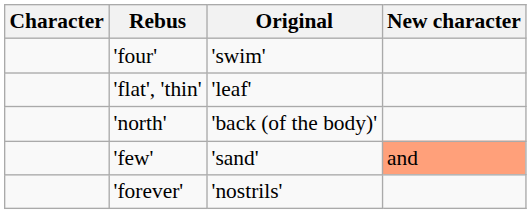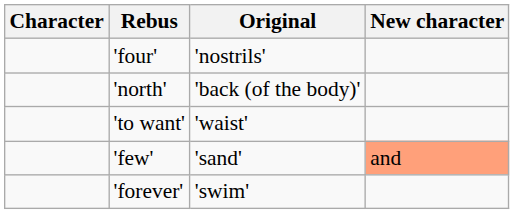(239, 55) 'swim' -> (230, 55) 'nostrils'
- row: (158, 89)
+ row: (149, 123)
(247, 191) 'nostrils' -> (222, 191) 'swim'
